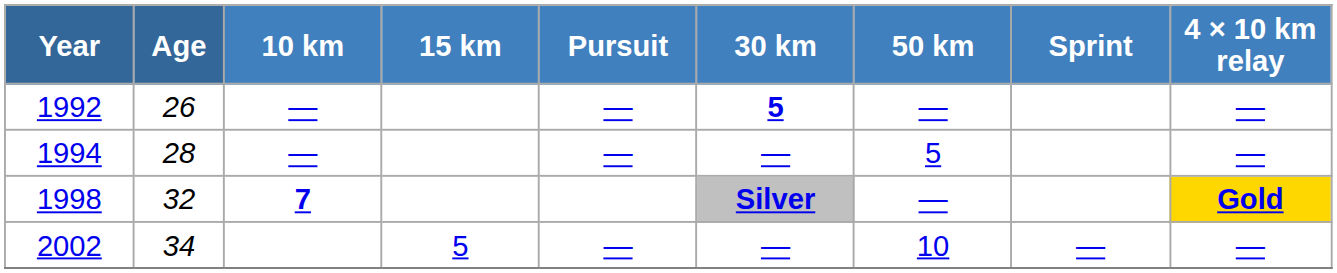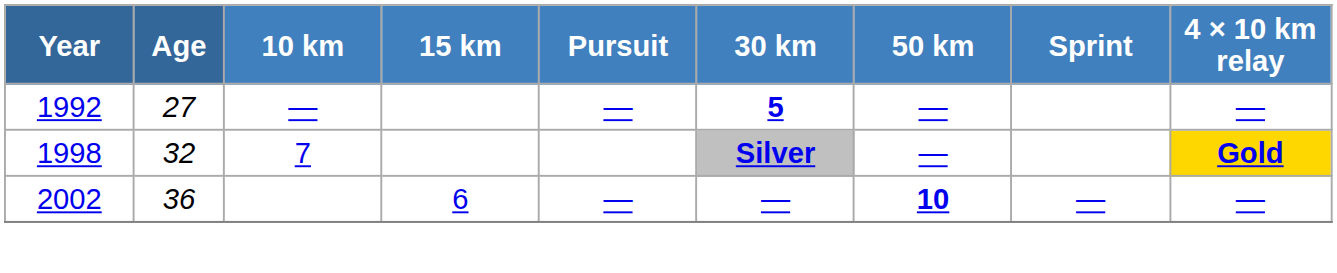(179, 107) 26 -> (179, 107) 27
- row: (69, 153)
(303, 199) bold -> (303, 153) normal
(179, 246) 34 -> (179, 199) 36
(460, 246) 5 -> (460, 199) 6
(933, 246) normal -> (933, 199) bold
